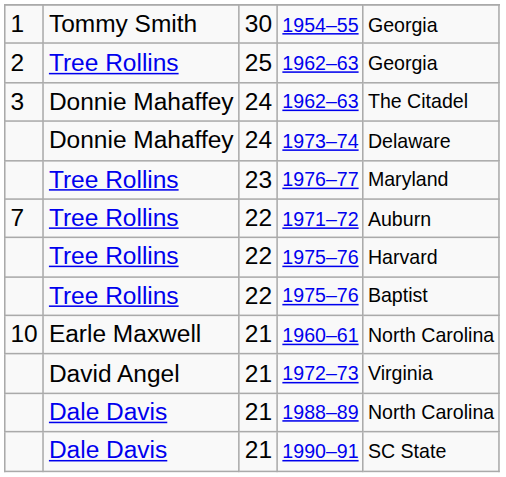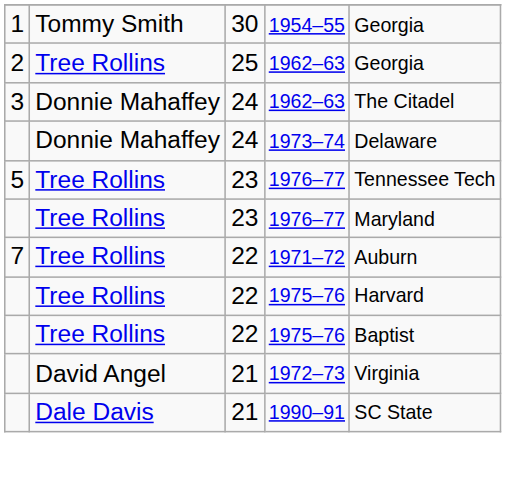+ row: (17, 179)
- row: (24, 334)
- row: (24, 412)
